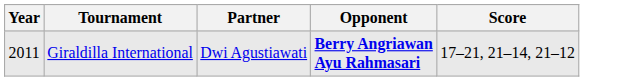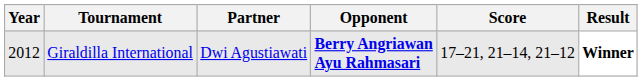+ column: (608, 17)
(24, 53) 2011 -> (24, 53) 2012
